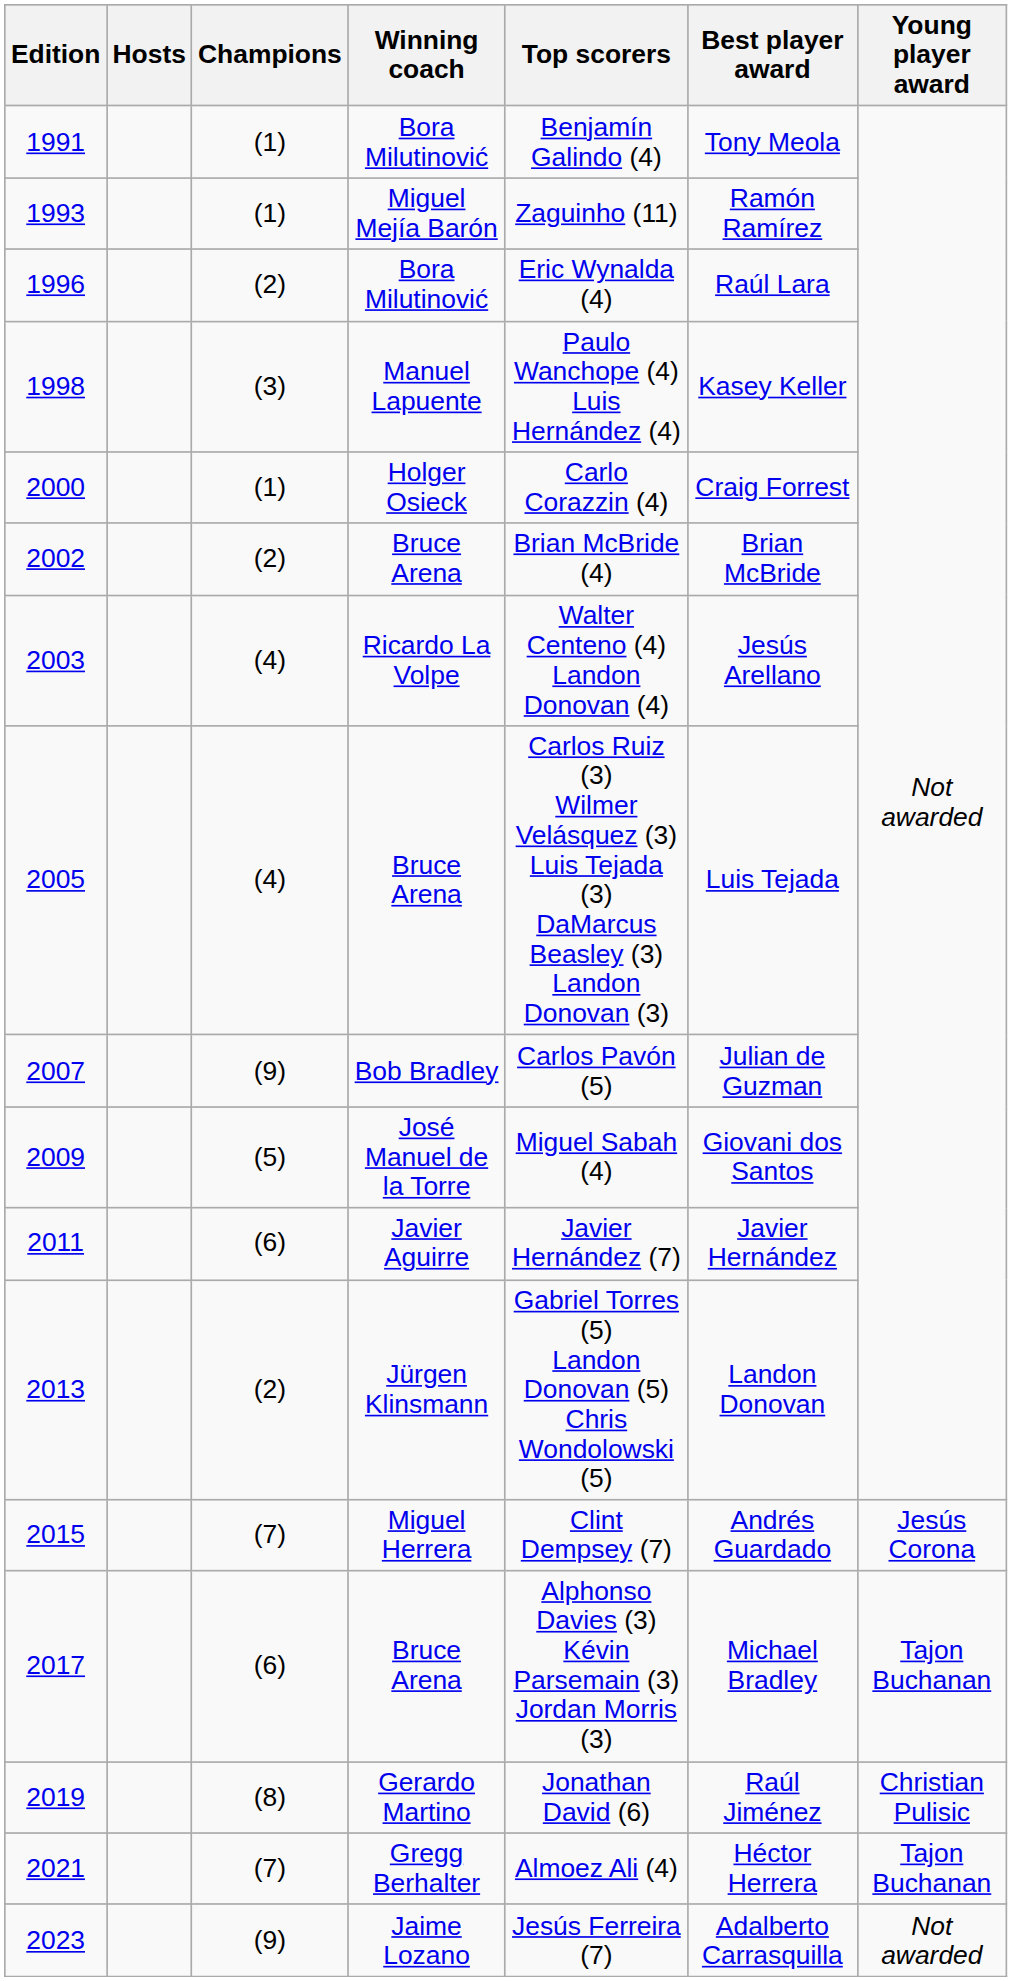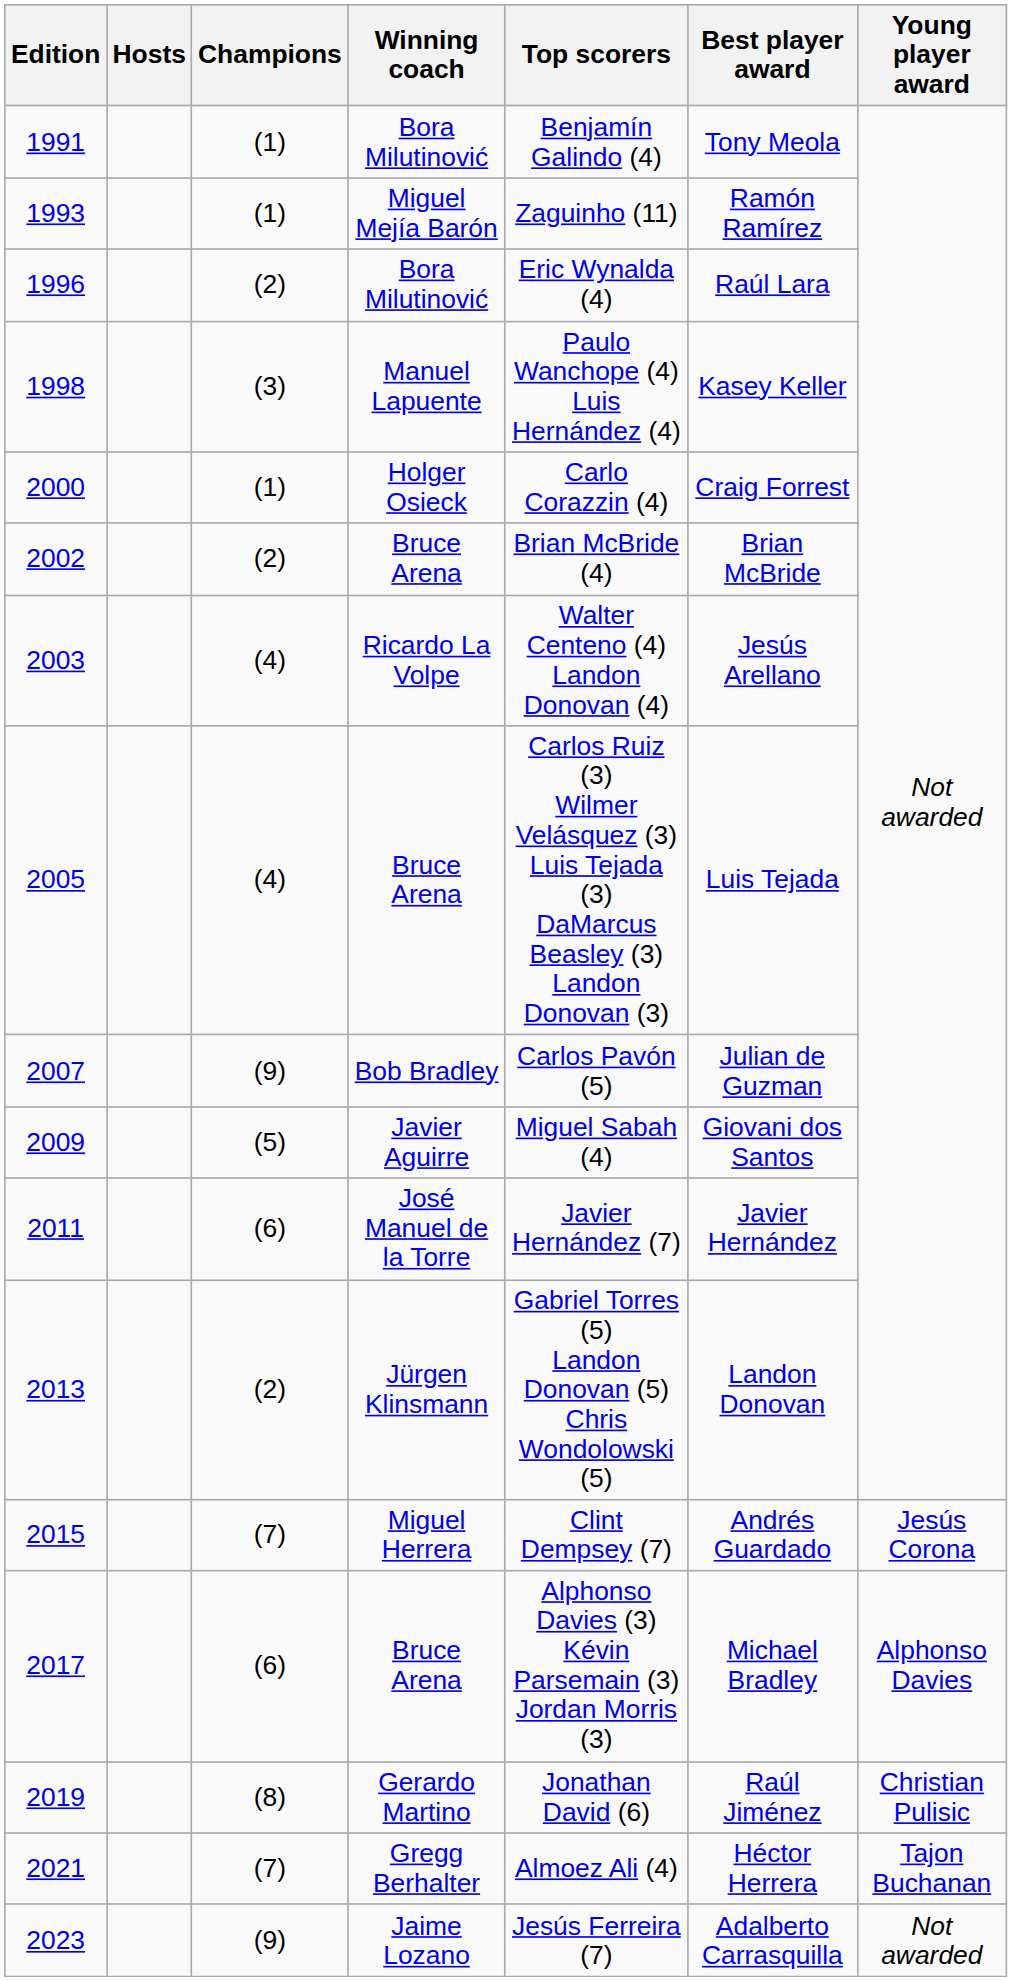(427, 1156) José Manuel de la Torre -> (427, 1142) Javier Aguirre
(427, 1243) Javier Aguirre -> (427, 1228) José Manuel de la Torre
(932, 1665) Tajon Buchanan -> (932, 1665) Alphonso Davies
